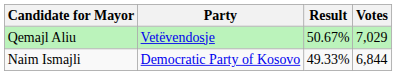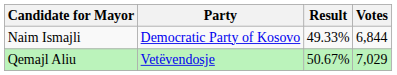rows swapped: (42, 37) <-> (44, 59)
